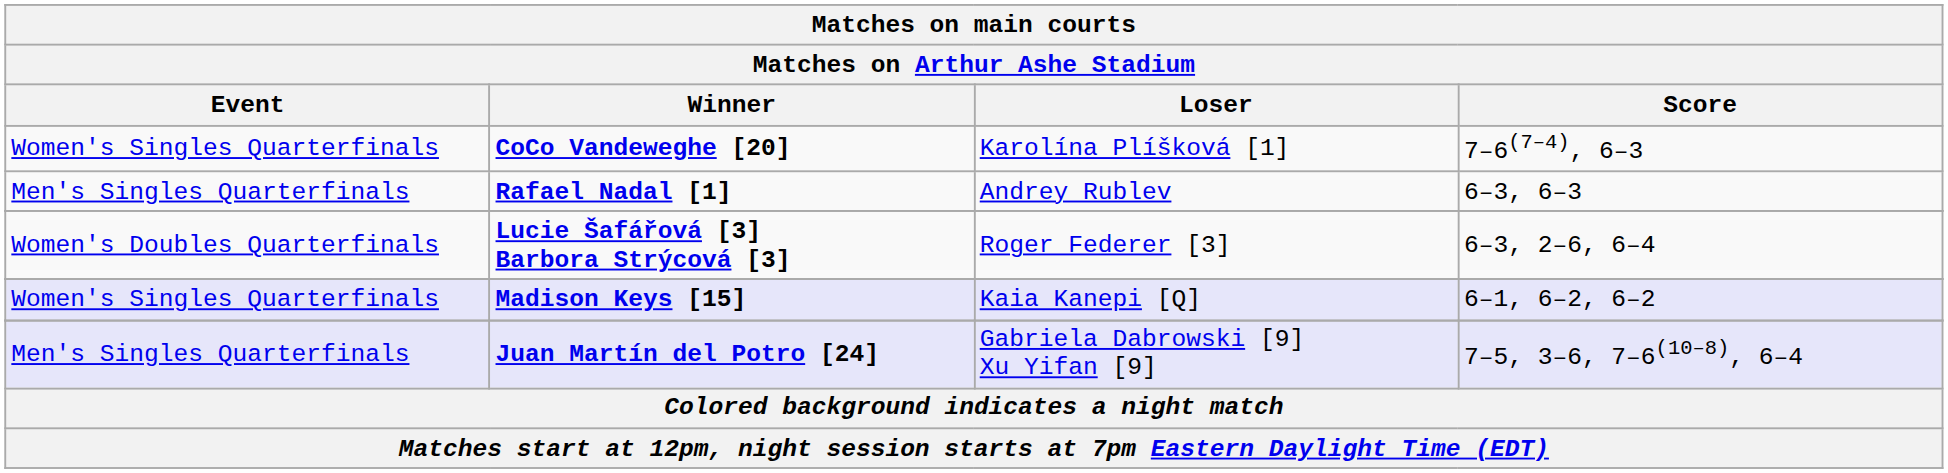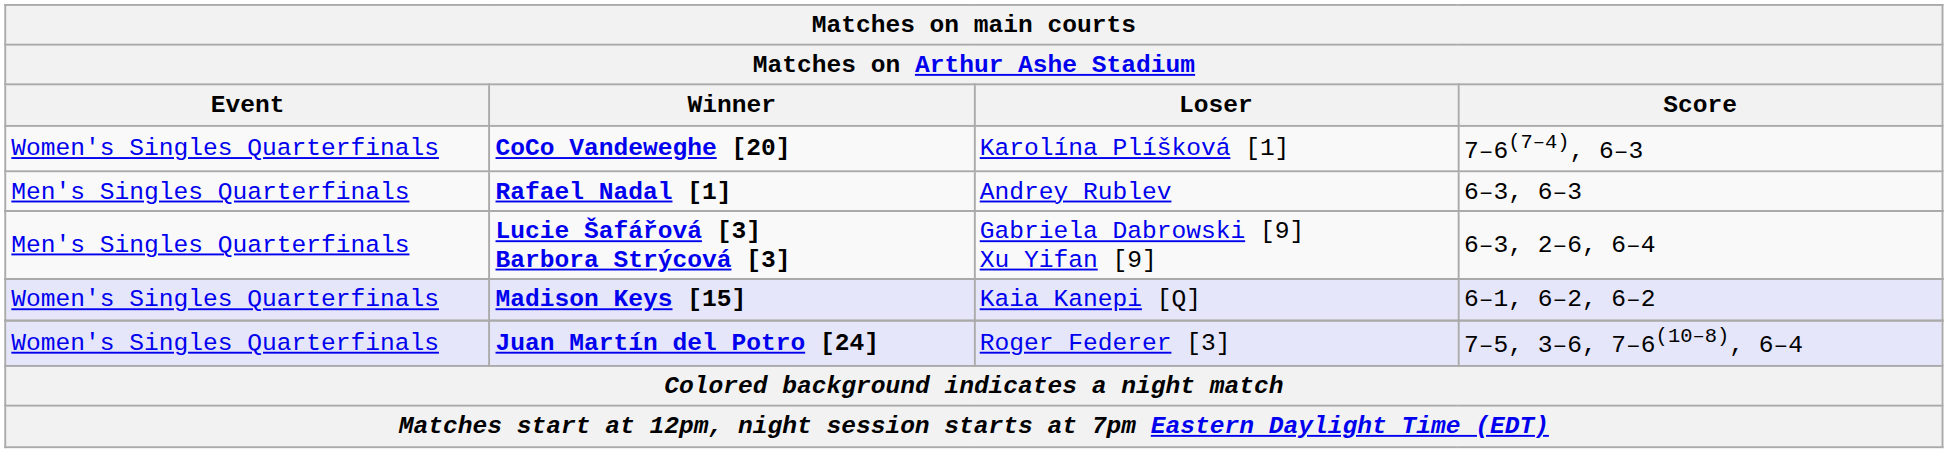(225, 246) Women's Doubles Quarterfinals -> (210, 246) Men's Singles Quarterfinals
(1105, 246) Roger Federer [3] -> (1142, 246) Gabriela Dabrowski [9] Xu Yifan [9]
(210, 354) Men's Singles Quarterfinals -> (225, 343) Women's Singles Quarterfinals
(1142, 354) Gabriela Dabrowski [9] Xu Yifan [9] -> (1105, 343) Roger Federer [3]
